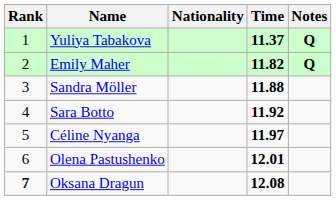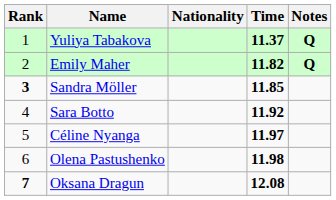(25, 87) normal -> (25, 87) bold
(268, 87) 11.88 -> (268, 87) 11.85
(268, 159) 12.01 -> (268, 159) 11.98
